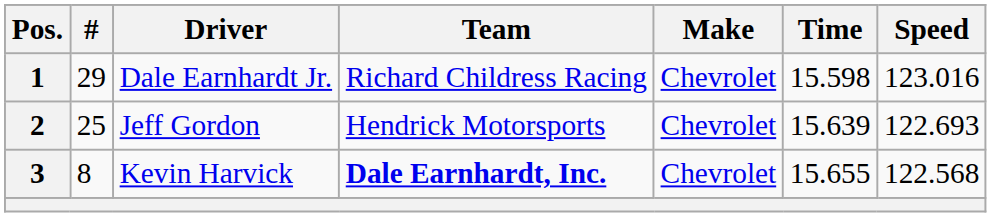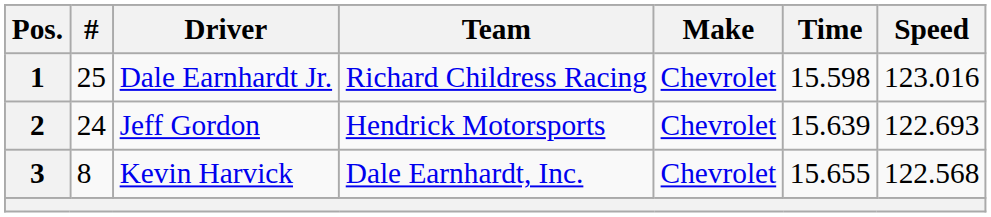(91, 77) 29 -> (91, 77) 25
(91, 125) 25 -> (91, 125) 24
(476, 173) bold -> (465, 173) normal
